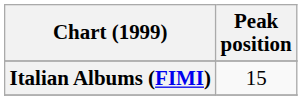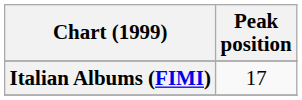(256, 77) 15 -> (256, 77) 17
